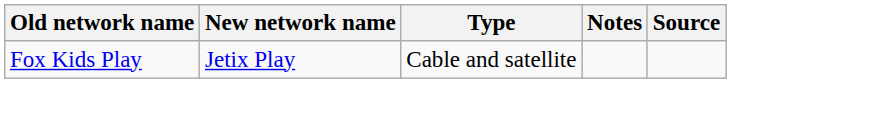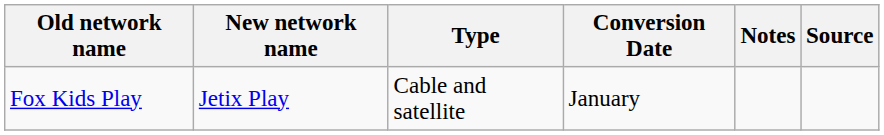+ column: (649, 35)
